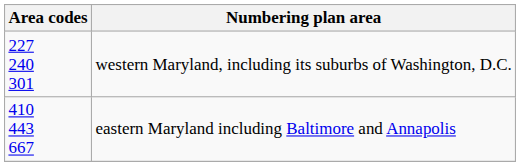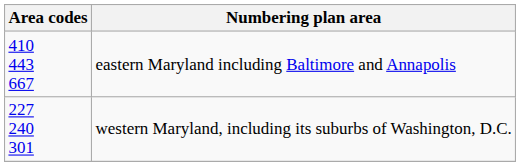rows swapped: (304, 63) <-> (276, 128)
